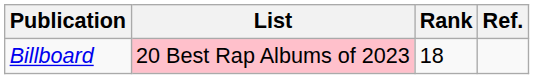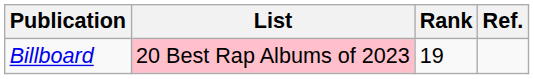(432, 55) 18 -> (432, 55) 19
